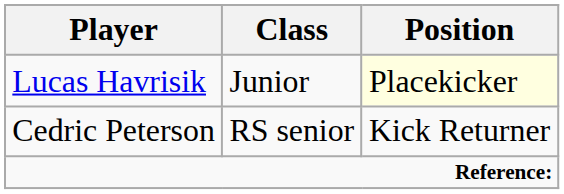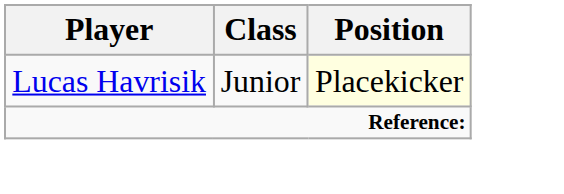- row: (114, 130)
